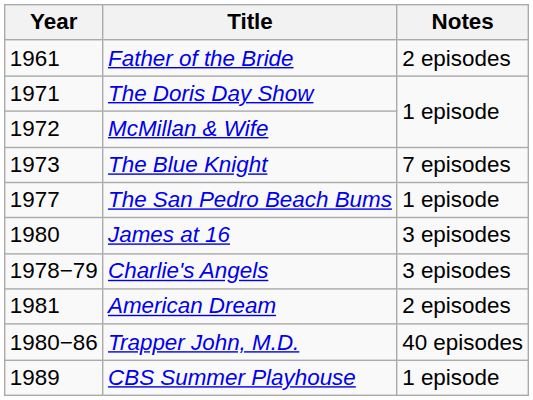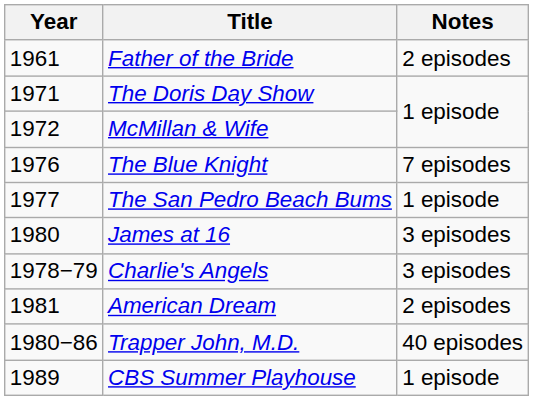(35, 164) 1973 -> (35, 164) 1976
